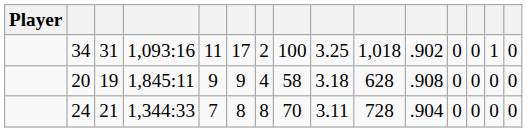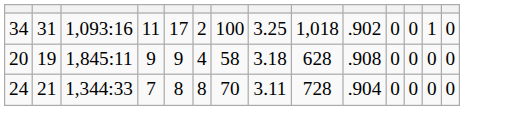- column: (36, 19)
